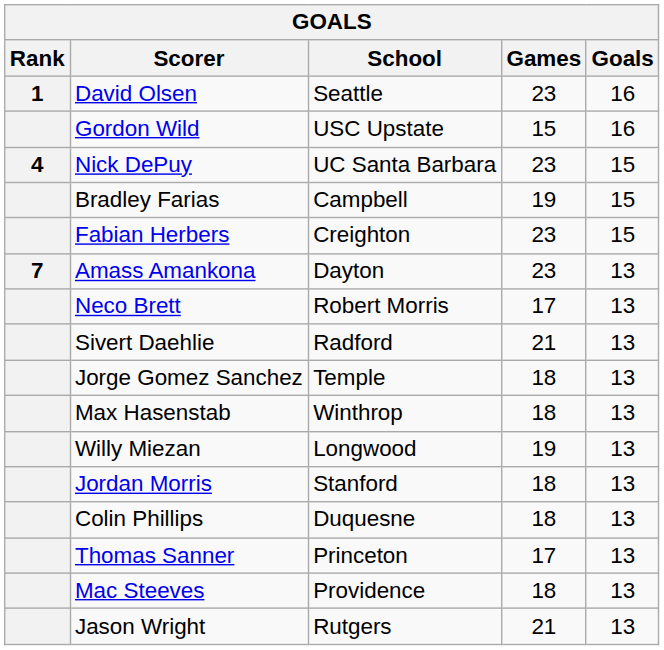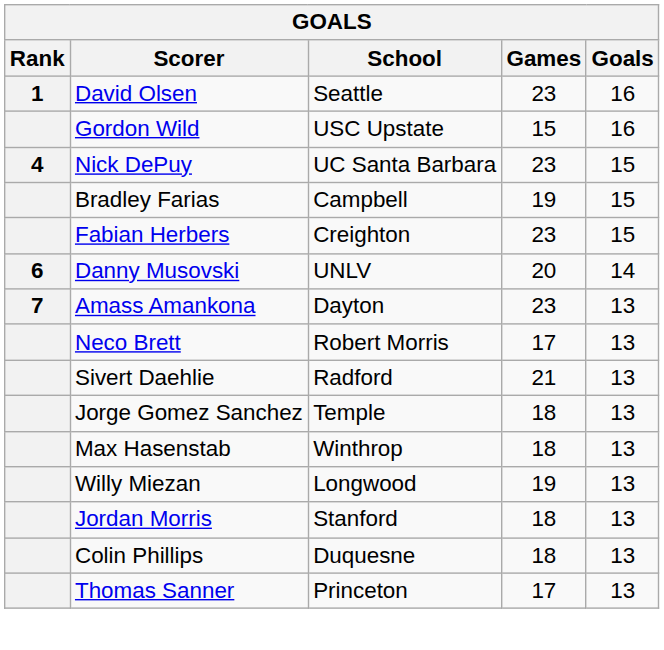+ row: (157, 270)
- row: (140, 590)
- row: (140, 626)
